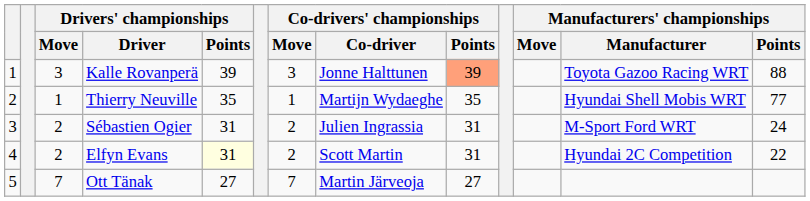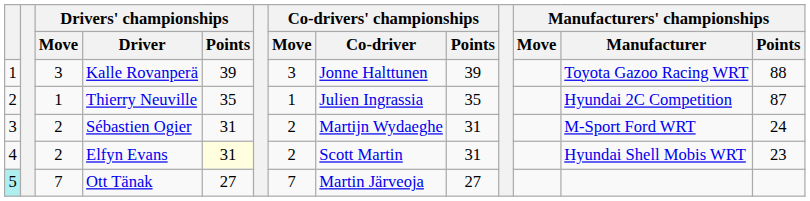(473, 72) lightsalmon background -> (473, 72) no background
(381, 99) Martijn Wydaeghe -> (371, 99) Julien Ingrassia
(655, 99) Hyundai Shell Mobis WRT -> (648, 99) Hyundai 2C Competition
(778, 99) 77 -> (778, 99) 87
(371, 127) Julien Ingrassia -> (381, 127) Martijn Wydaeghe
(648, 154) Hyundai 2C Competition -> (655, 154) Hyundai Shell Mobis WRT
(778, 154) 22 -> (778, 154) 23
(13, 182) no background -> (13, 182) paleturquoise background
